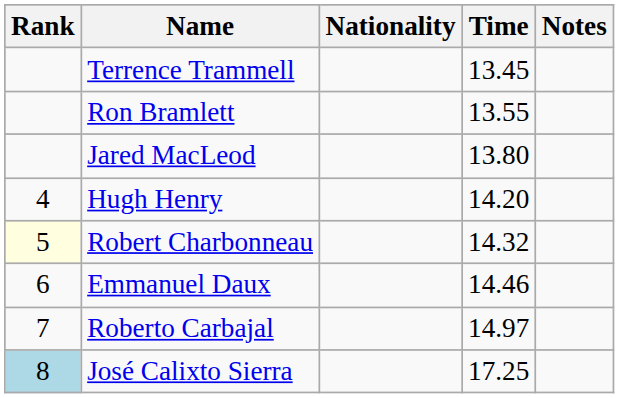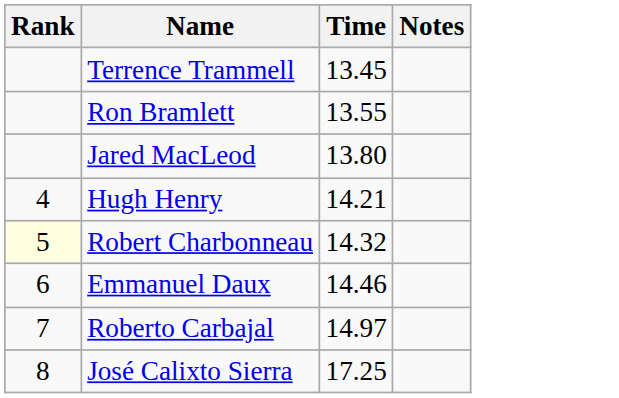- column: (391, 26)
(499, 198) 14.20 -> (356, 198) 14.21
(43, 371) lightblue background -> (43, 371) no background
